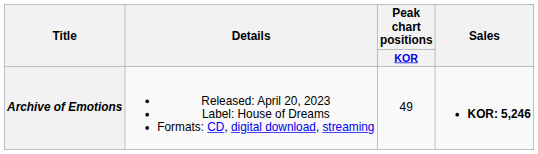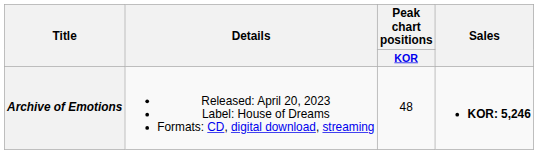(406, 107) 49 -> (406, 107) 48
